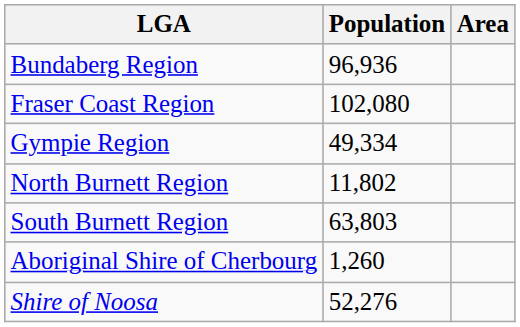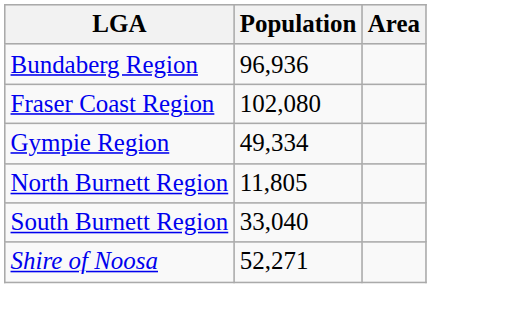(363, 182) 11,802 -> (274, 182) 11,805
(363, 222) 63,803 -> (274, 222) 33,040
- row: (164, 261)
(363, 301) 52,276 -> (274, 261) 52,271
